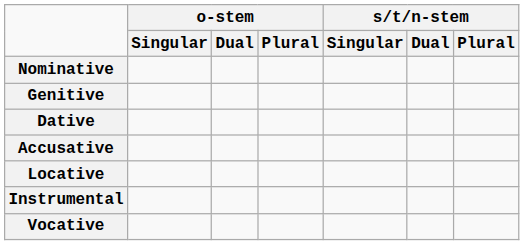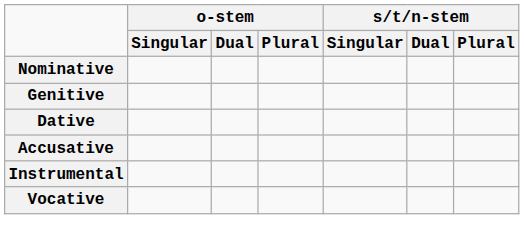- row: (66, 174)
